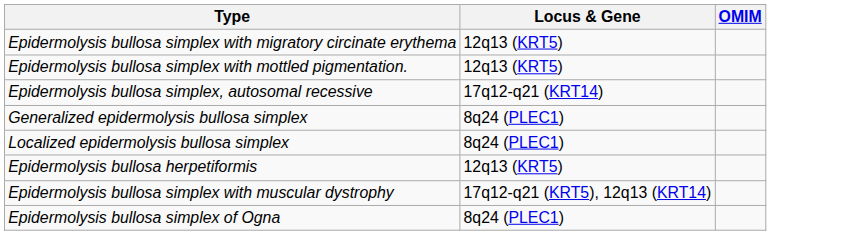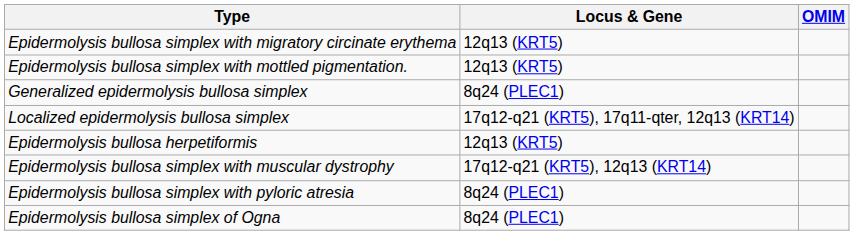- row: (190, 92)
(514, 142) 8q24 (PLEC1) -> (629, 117) 17q12-q21 (KRT5), 17q11-qter, 12q13 (KRT14)
+ row: (181, 192)
